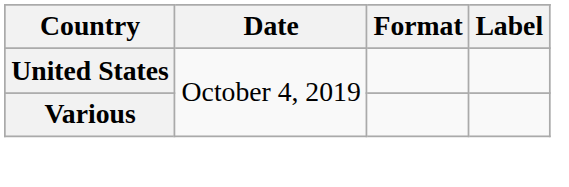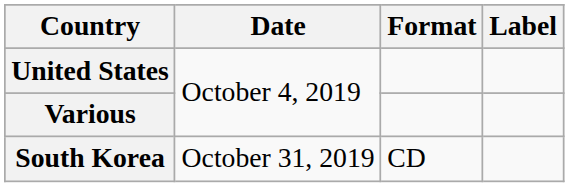+ row: (90, 158)
